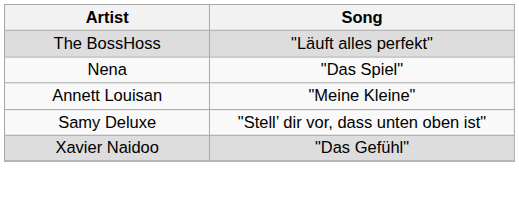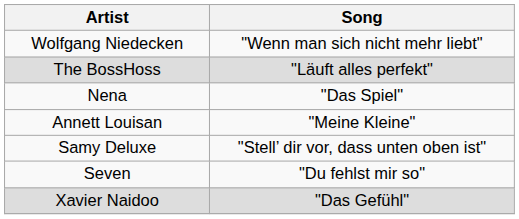+ row: (107, 43)
+ row: (107, 174)
